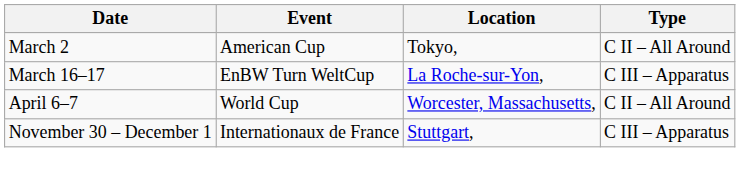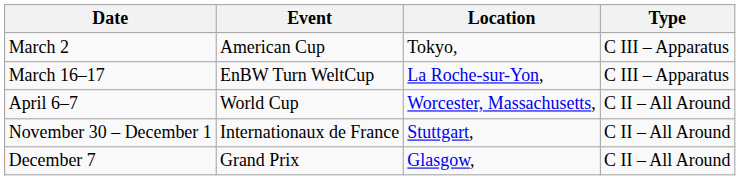(667, 47) C II – All Around -> (667, 47) C III – Apparatus
(667, 132) C III – Apparatus -> (667, 132) C II – All Around
+ row: (52, 160)
